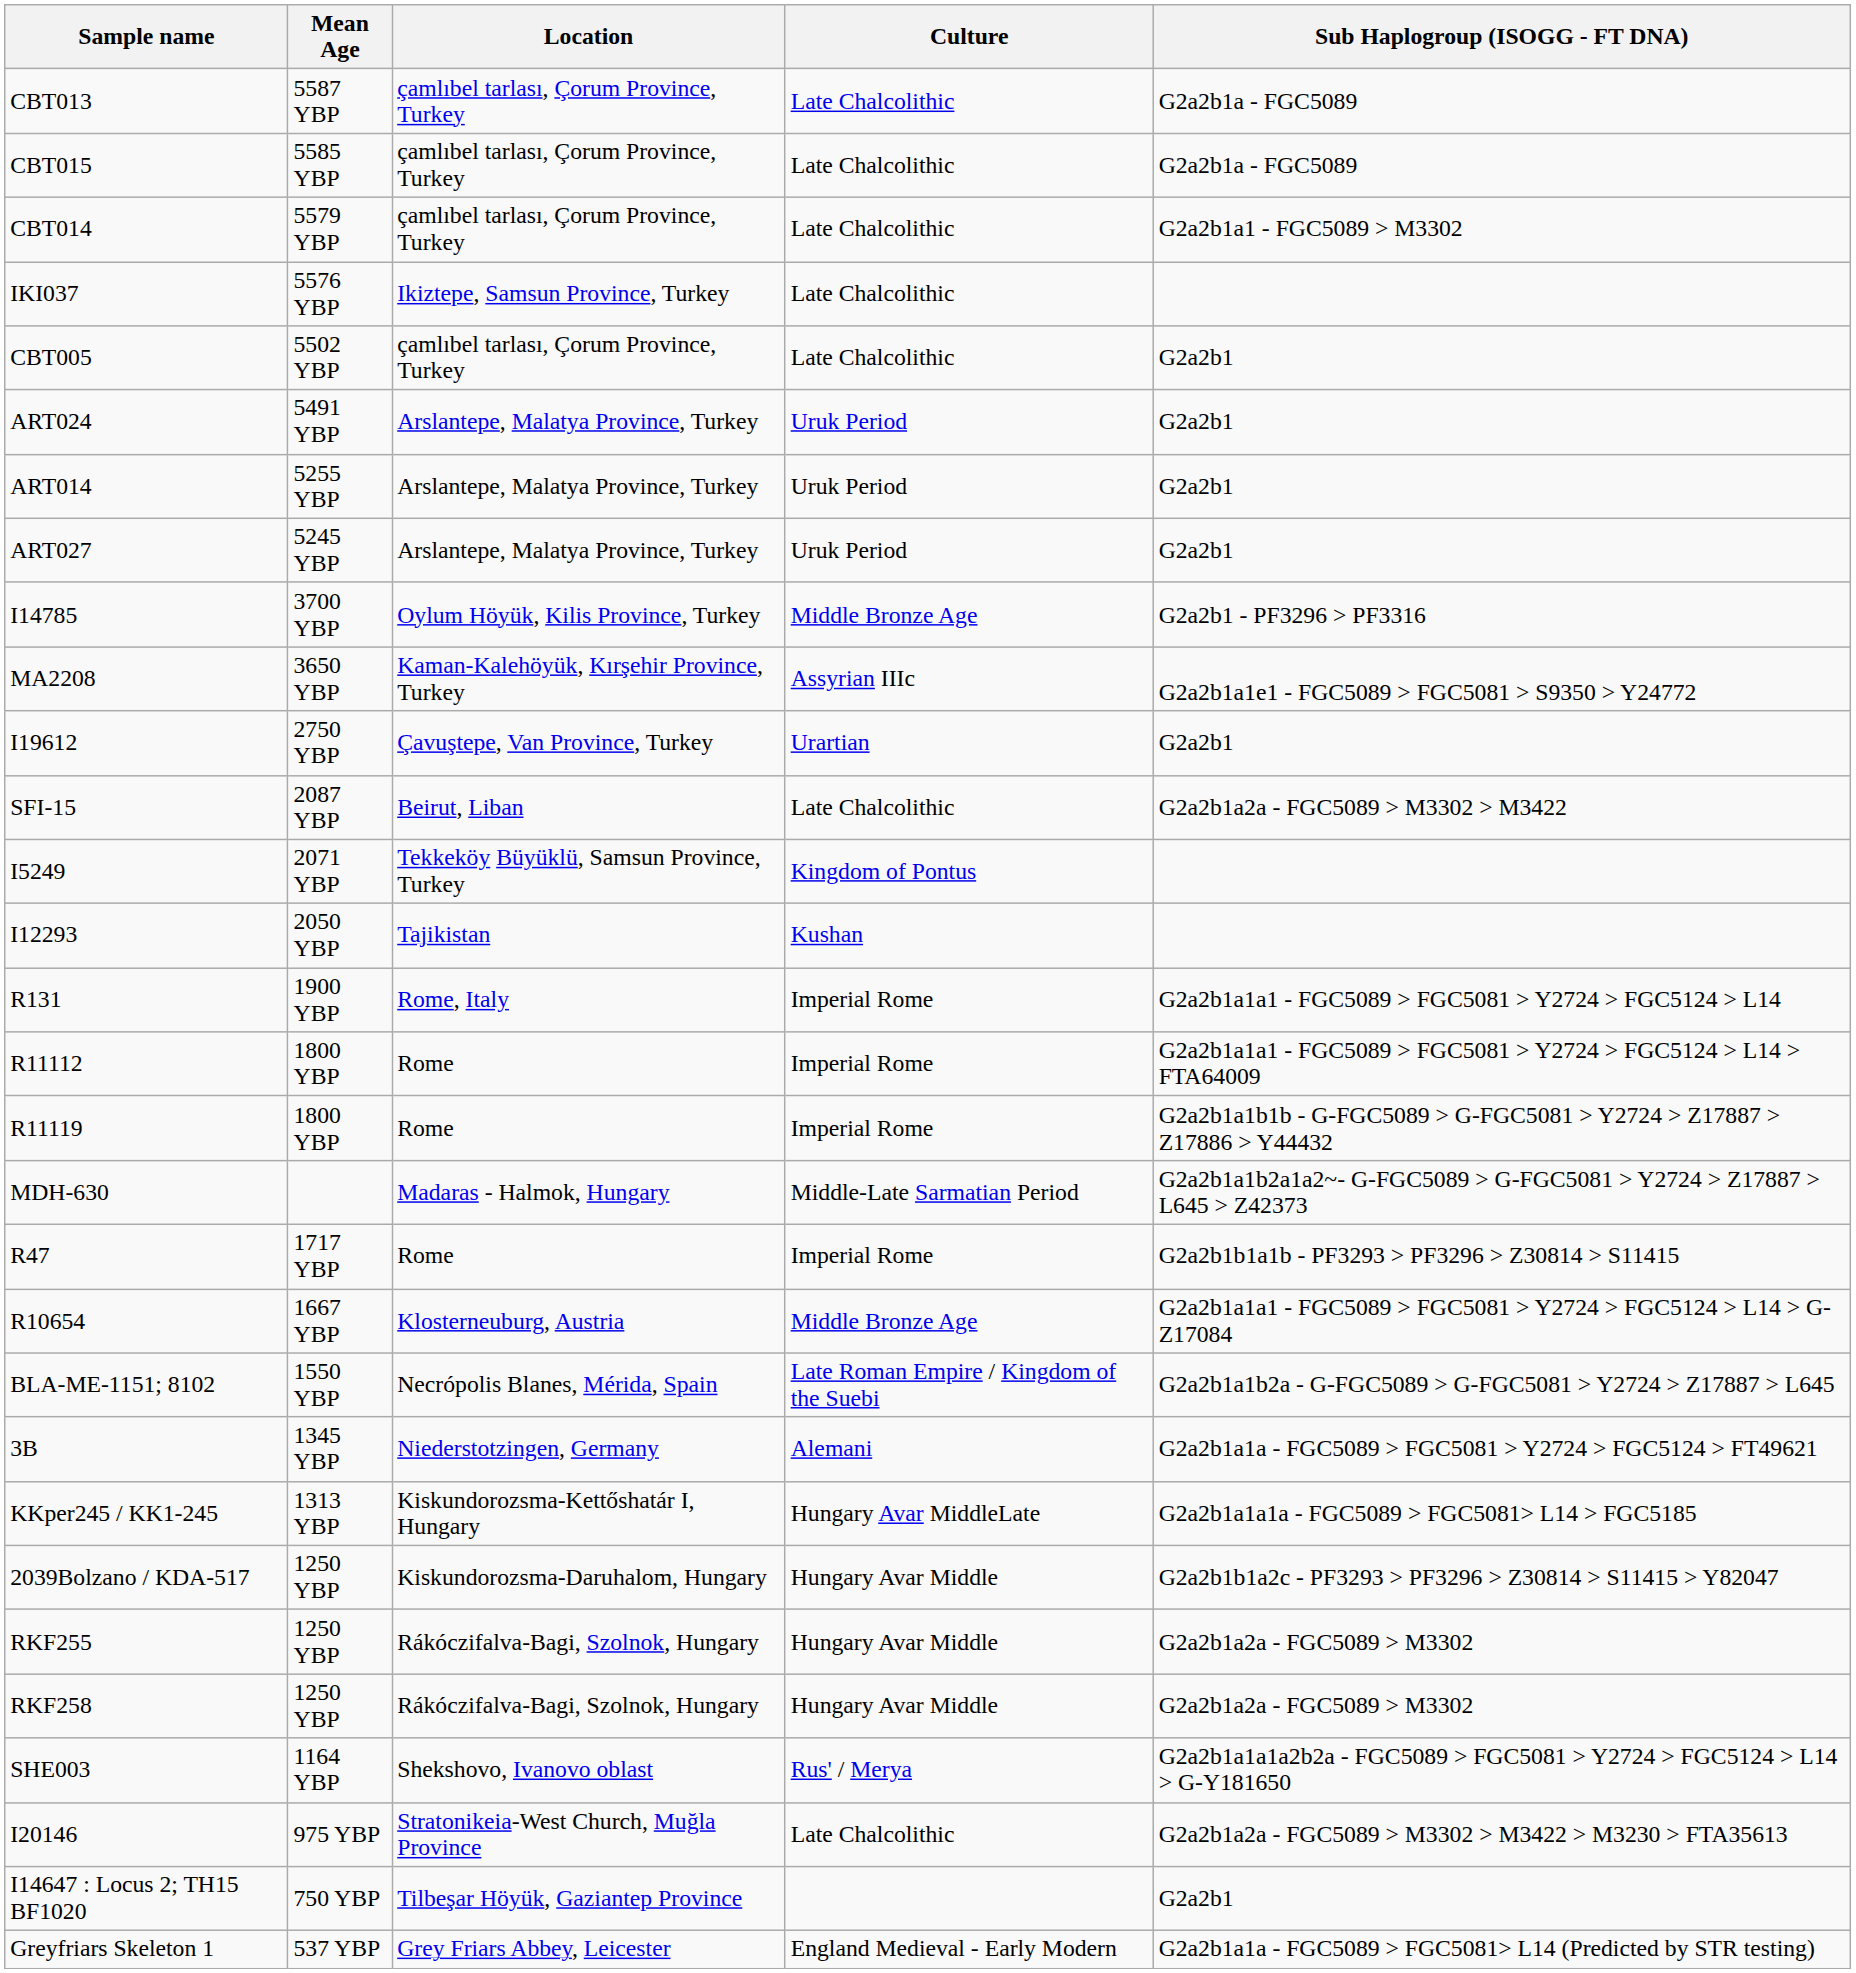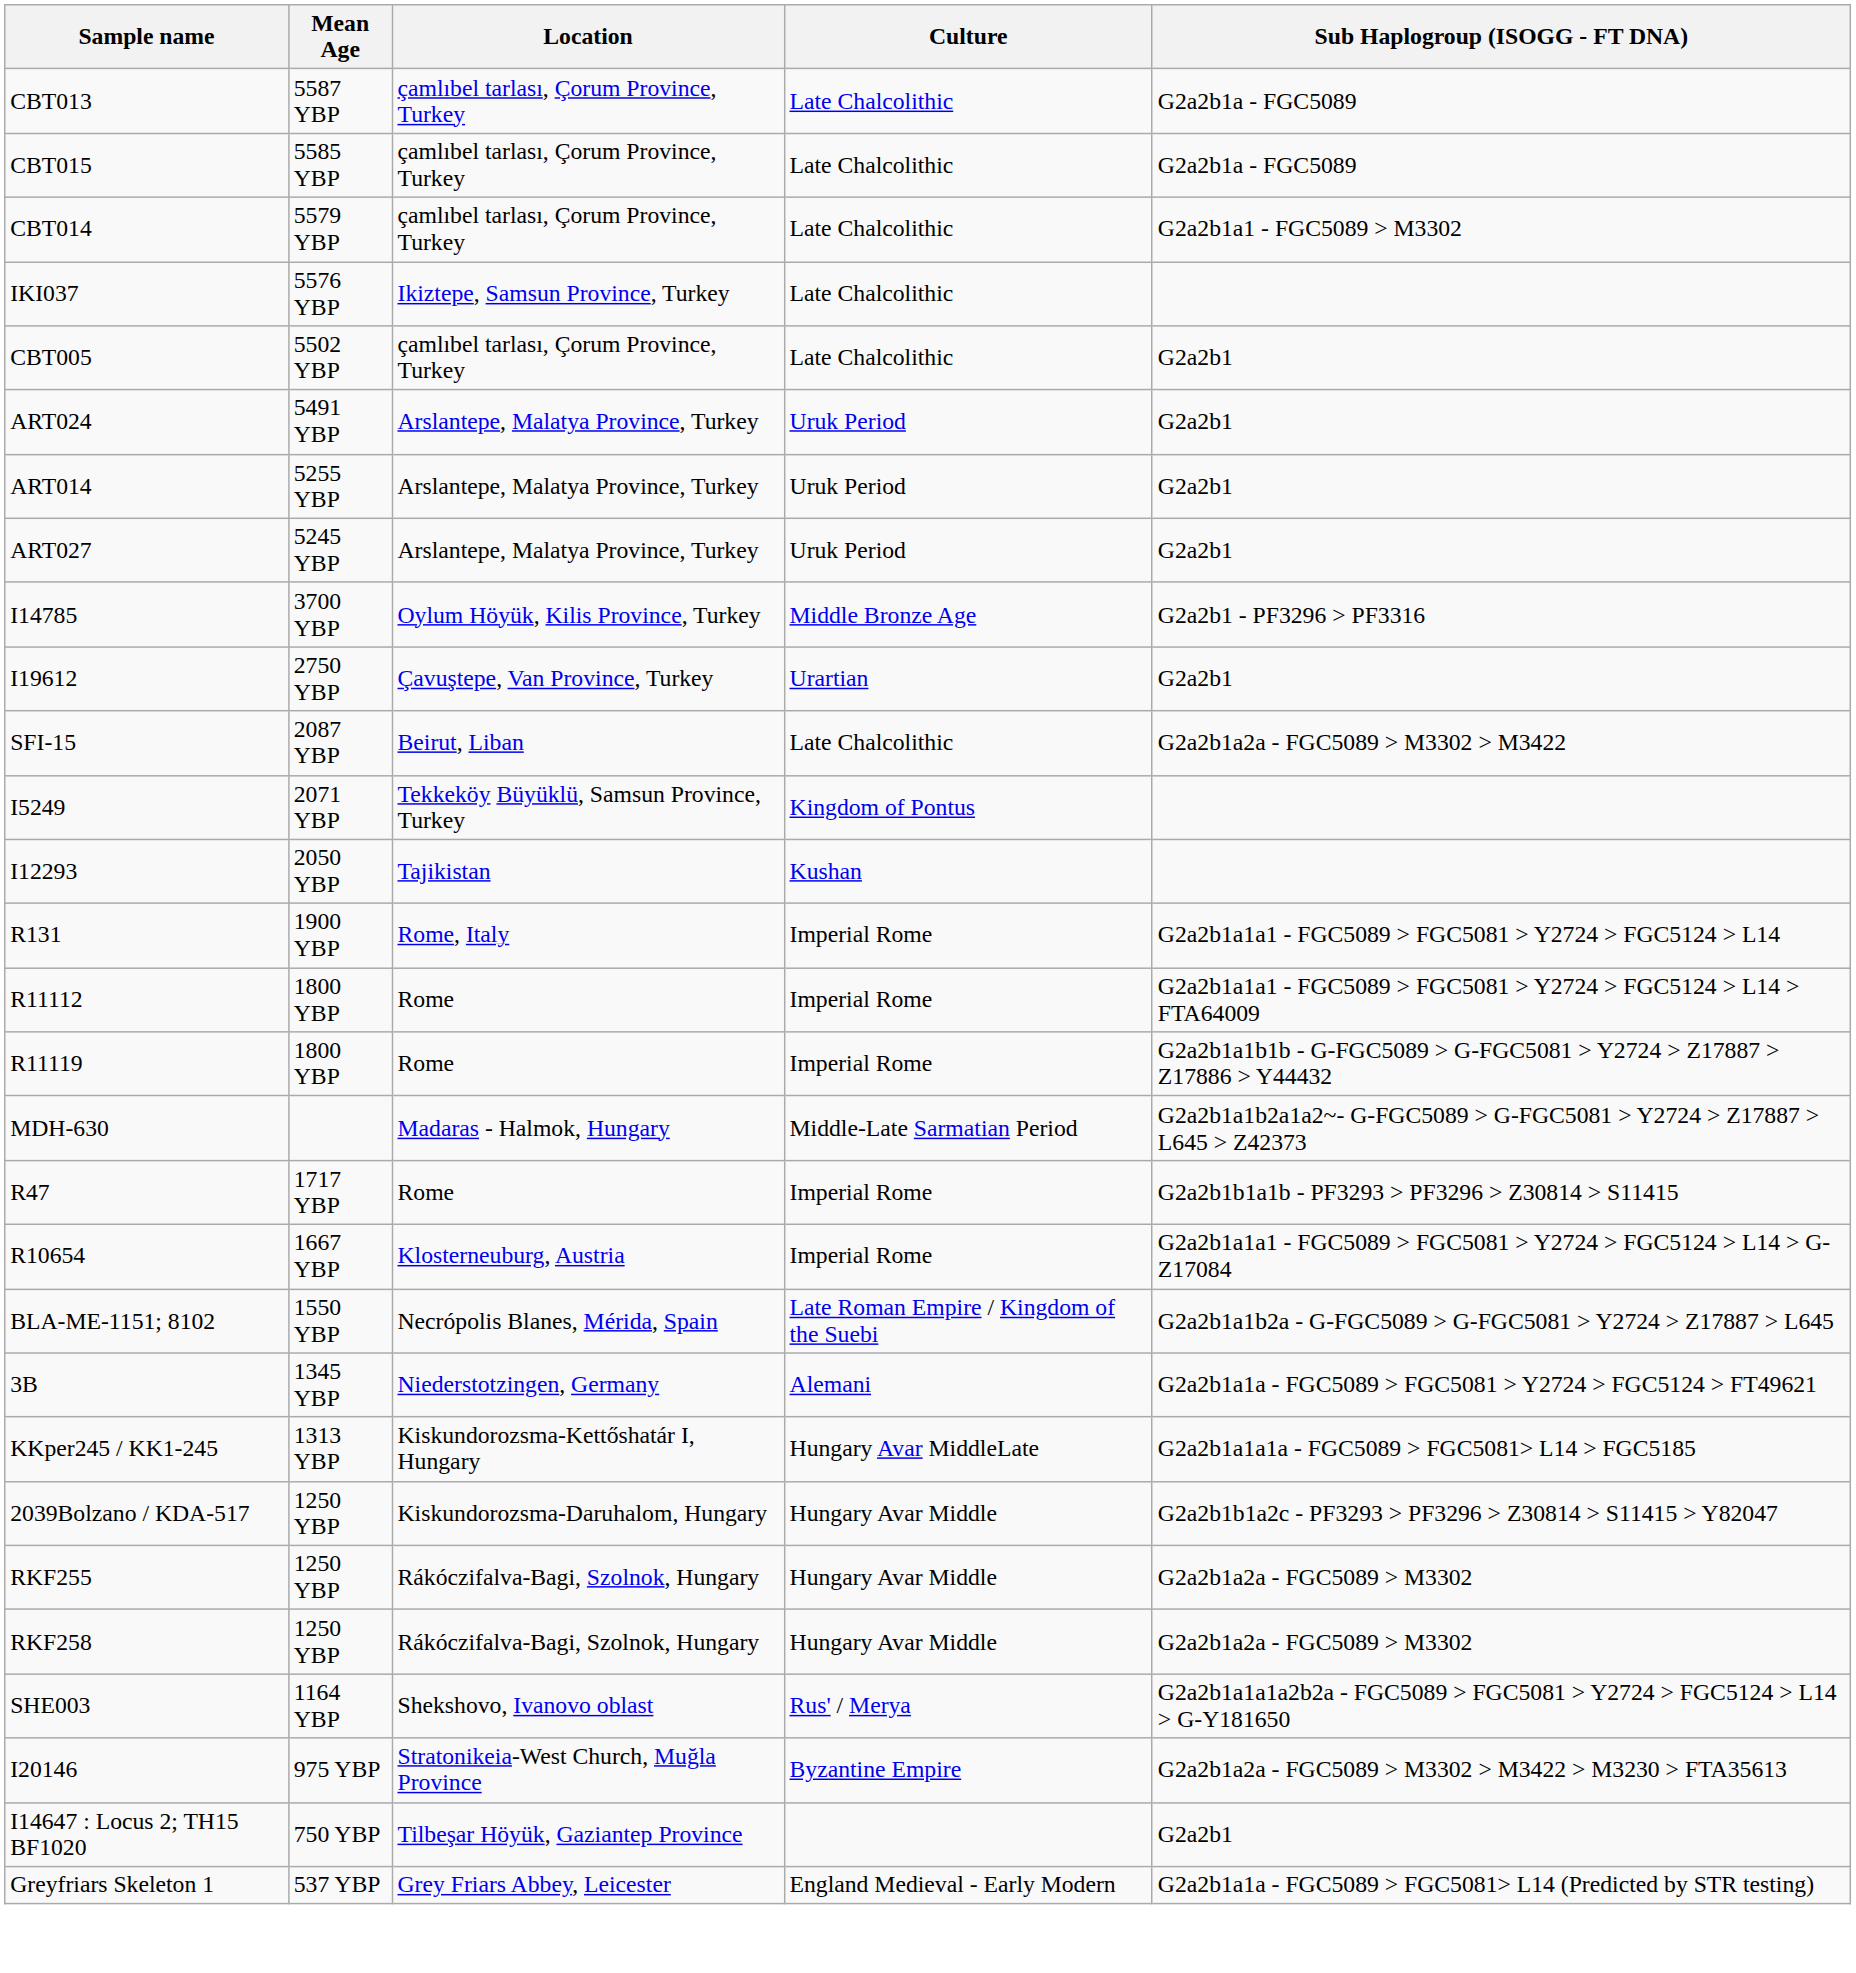- row: (53, 678)
(884, 1320) Middle Bronze Age -> (861, 1256) Imperial Rome
(873, 1834) Late Chalcolithic -> (875, 1769) Byzantine Empire
